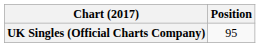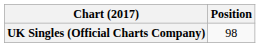(231, 33) 95 -> (231, 33) 98
